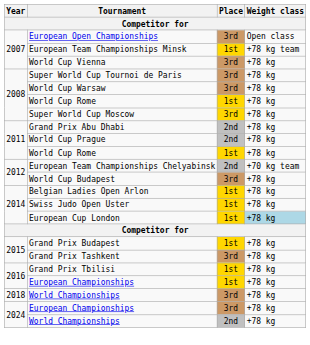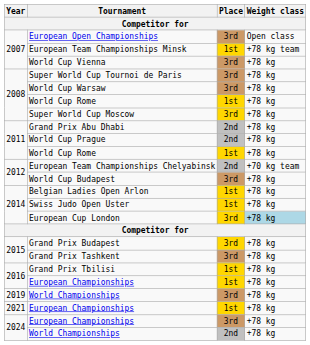(231, 218) 1st -> (231, 218) 3rd
(231, 243) 1st -> (231, 243) 3rd
- row: (16, 295)
+ row: (16, 295)
+ row: (16, 308)
